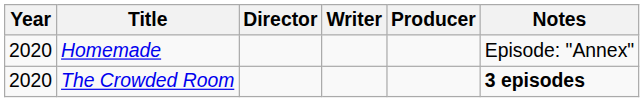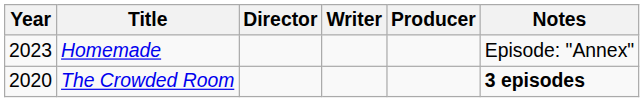(31, 50) 2020 -> (31, 50) 2023
